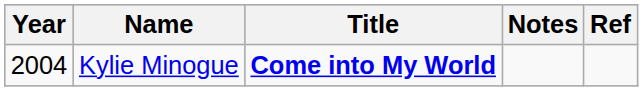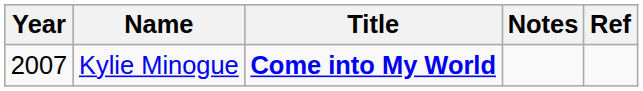(39, 65) 2004 -> (39, 65) 2007
